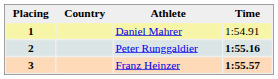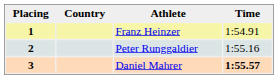(149, 31) Daniel Mahrer -> (148, 31) Franz Heinzer
(242, 48) bold -> (242, 48) normal
(148, 65) Franz Heinzer -> (149, 65) Daniel Mahrer
